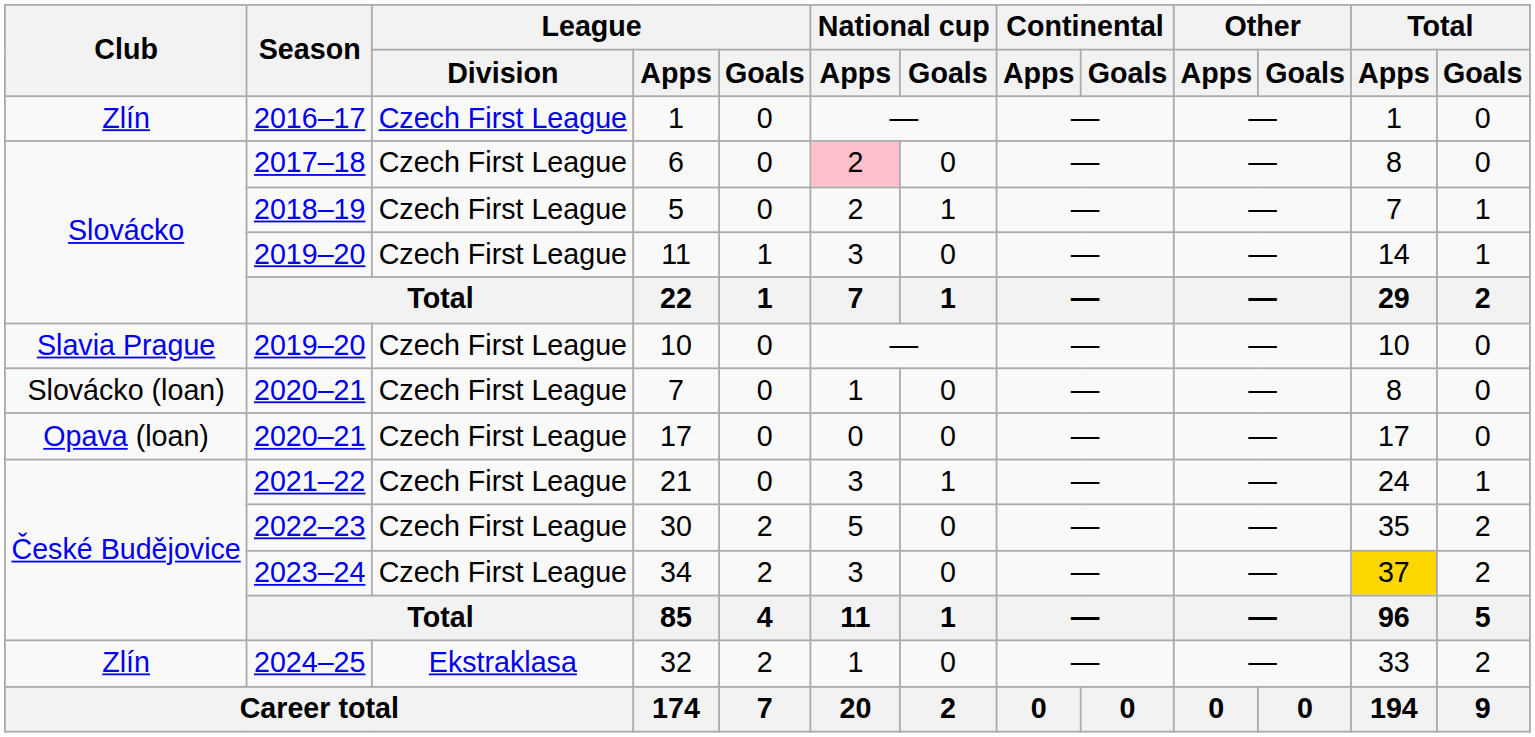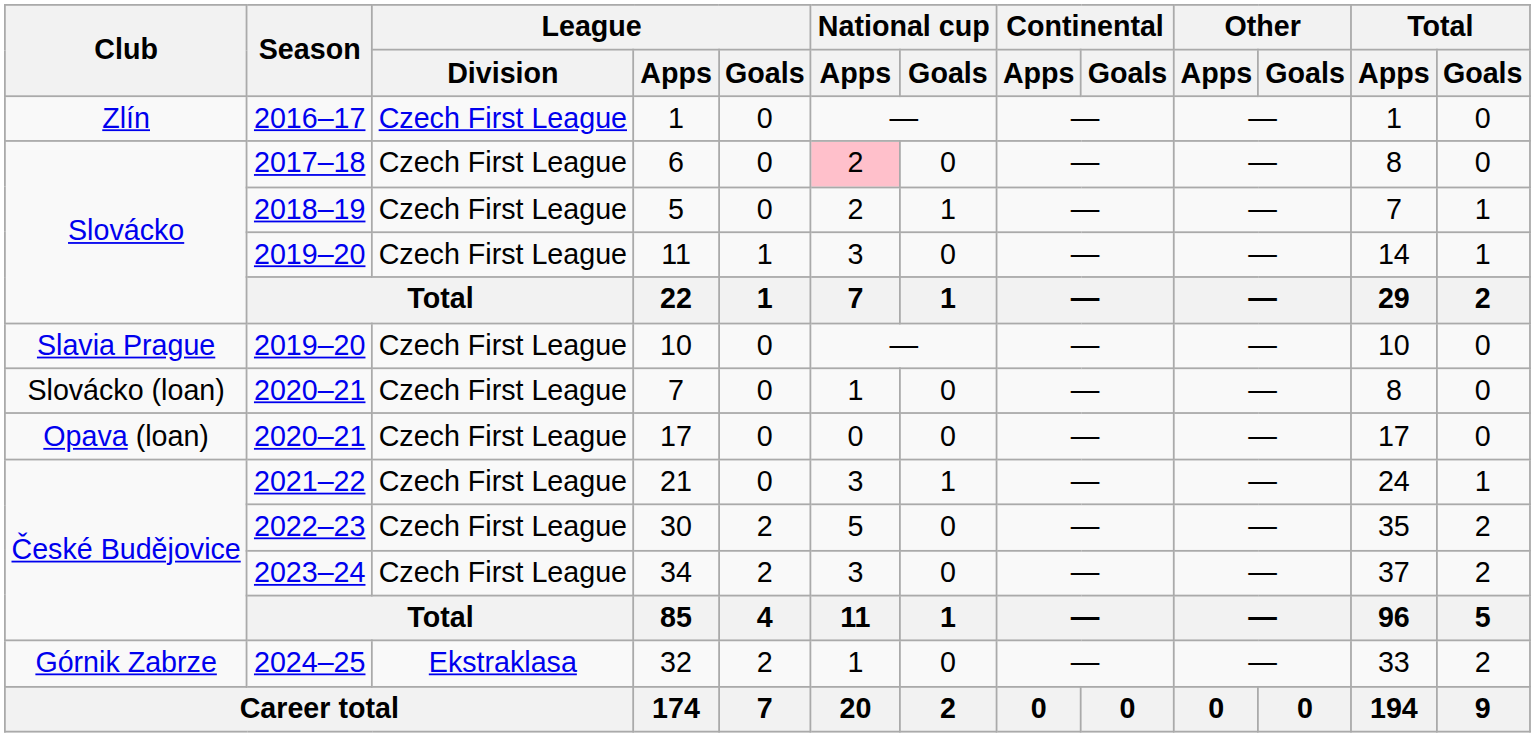(1394, 572) gold background -> (1394, 572) no background
(126, 663) Zlín -> (126, 663) Górnik Zabrze
